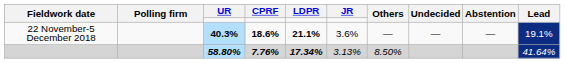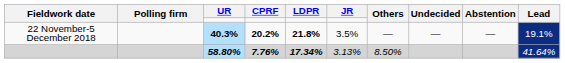(265, 33) 18.6% -> (265, 33) 20.2%
(306, 33) 21.1% -> (306, 33) 21.8%
(347, 33) 3.6% -> (347, 33) 3.5%
